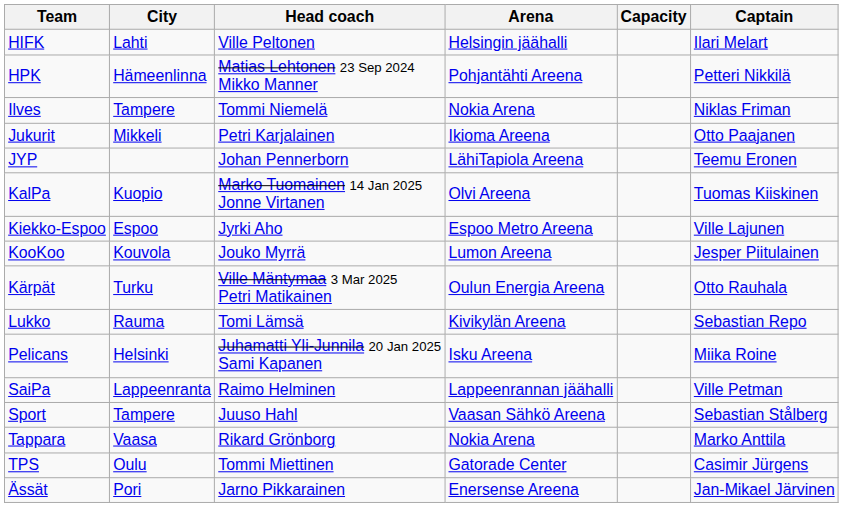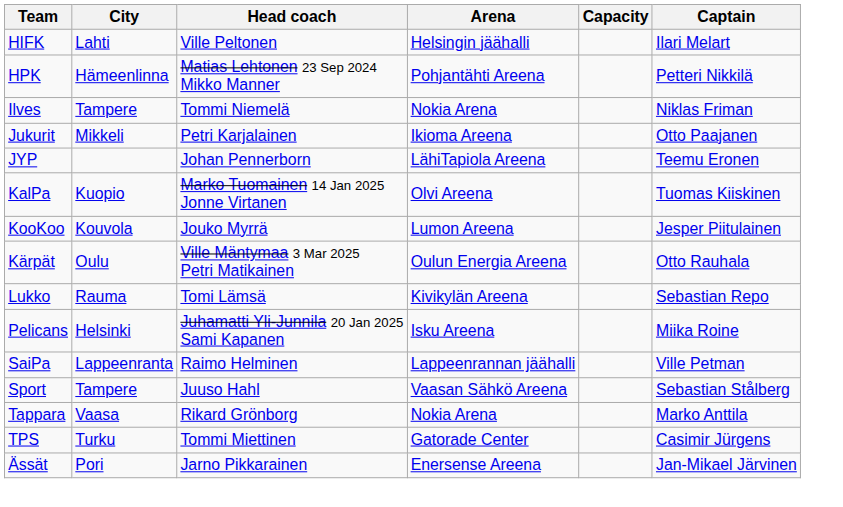- row: (57, 228)
(133, 287) Turku -> (92, 262) Oulu
(130, 465) Oulu -> (95, 440) Turku
